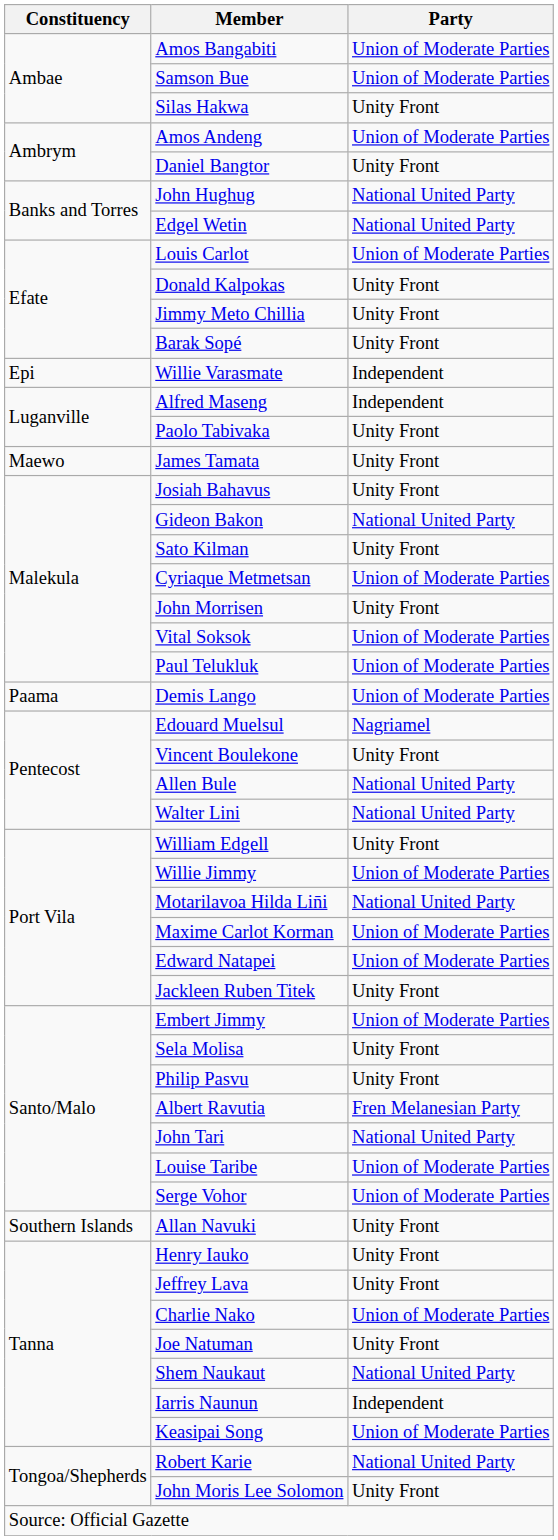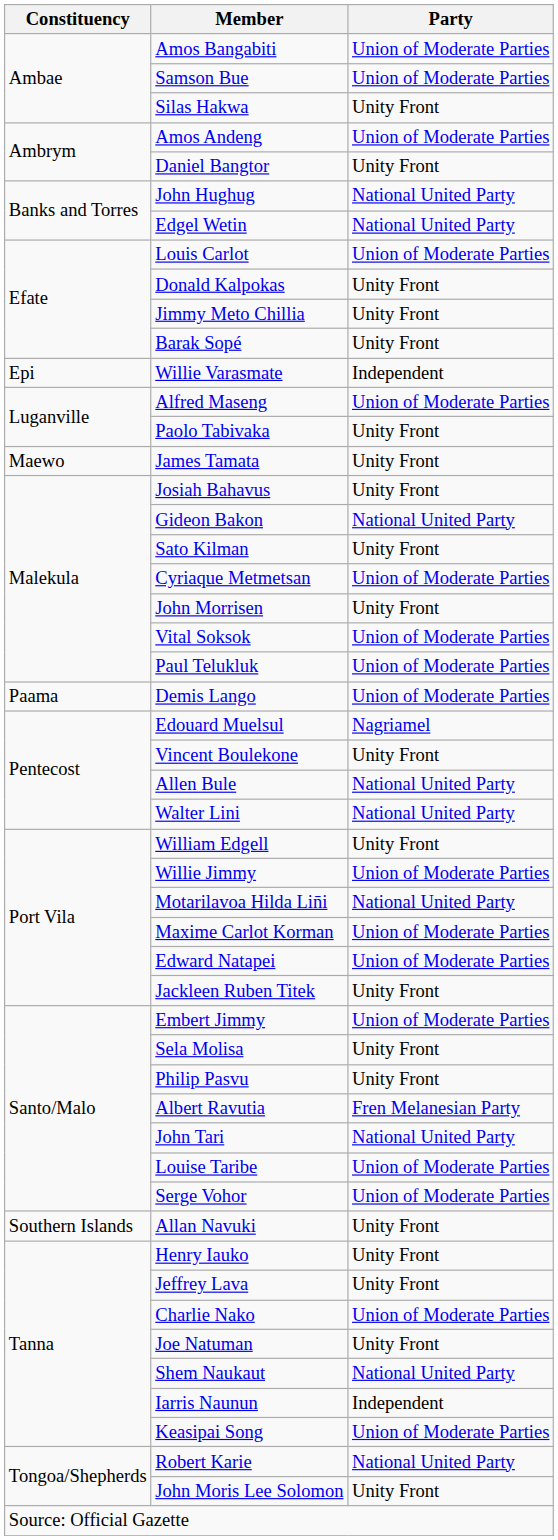(398, 401) Independent -> (451, 401) Union of Moderate Parties
